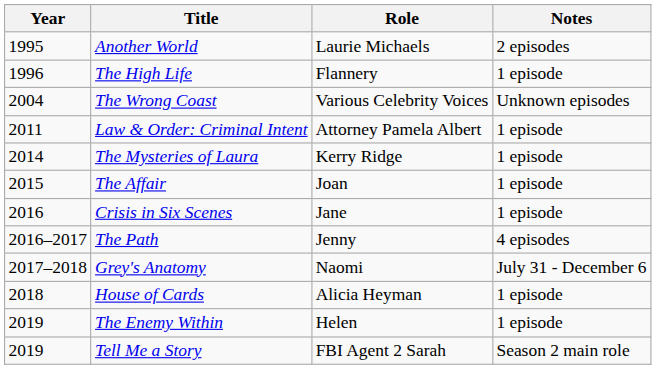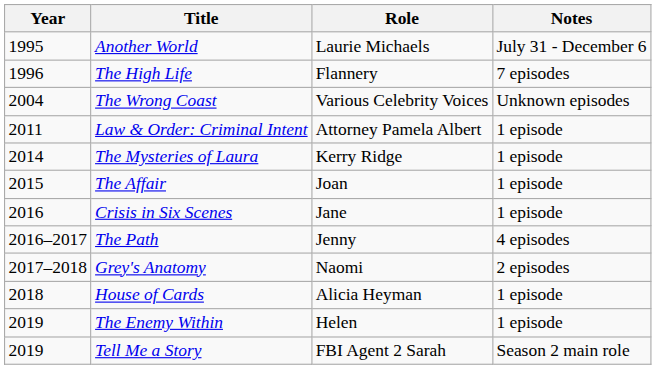(533, 45) 2 episodes -> (572, 45) July 31 - December 6
(530, 73) 1 episode -> (533, 73) 7 episodes
(572, 267) July 31 - December 6 -> (533, 267) 2 episodes
